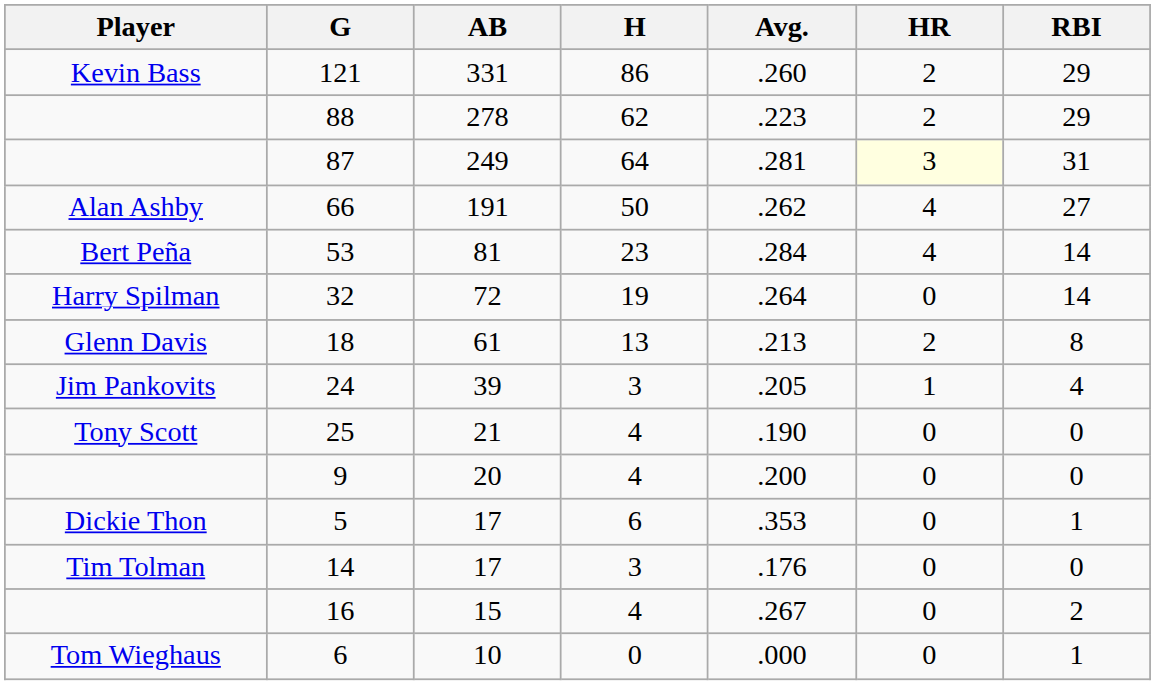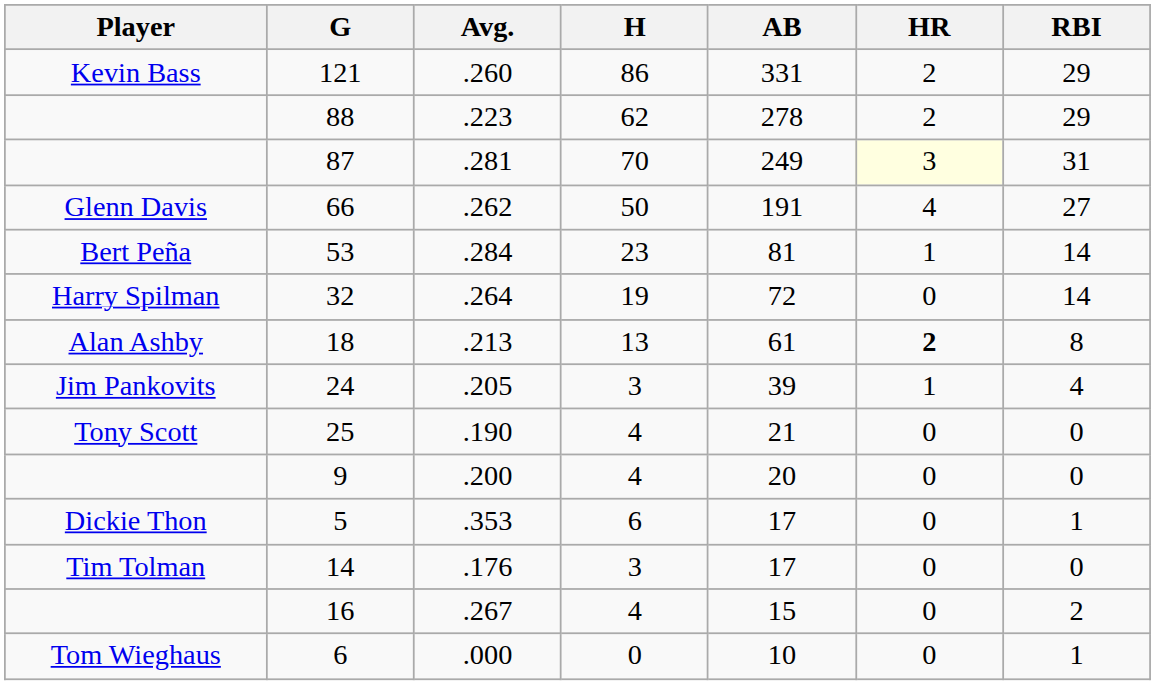columns swapped: (488, 26) <-> (782, 26)
(635, 161) 64 -> (635, 161) 70
(136, 206) Alan Ashby -> (136, 206) Glenn Davis
(929, 251) 4 -> (929, 251) 1
(136, 341) Glenn Davis -> (136, 341) Alan Ashby
(929, 341) normal -> (929, 341) bold
